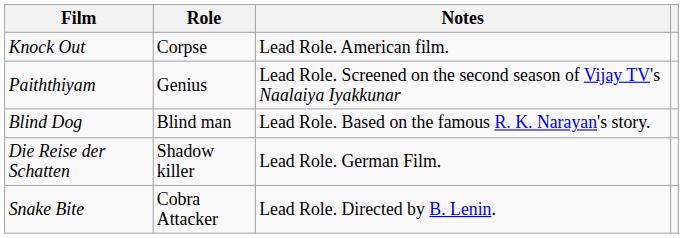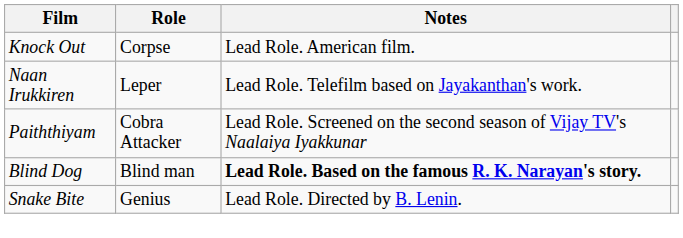+ row: (41, 84)
(182, 84) Genius -> (151, 133) Cobra Attacker
(455, 123) normal -> (433, 171) bold
- row: (57, 161)
(187, 209) Cobra Attacker -> (145, 199) Genius
